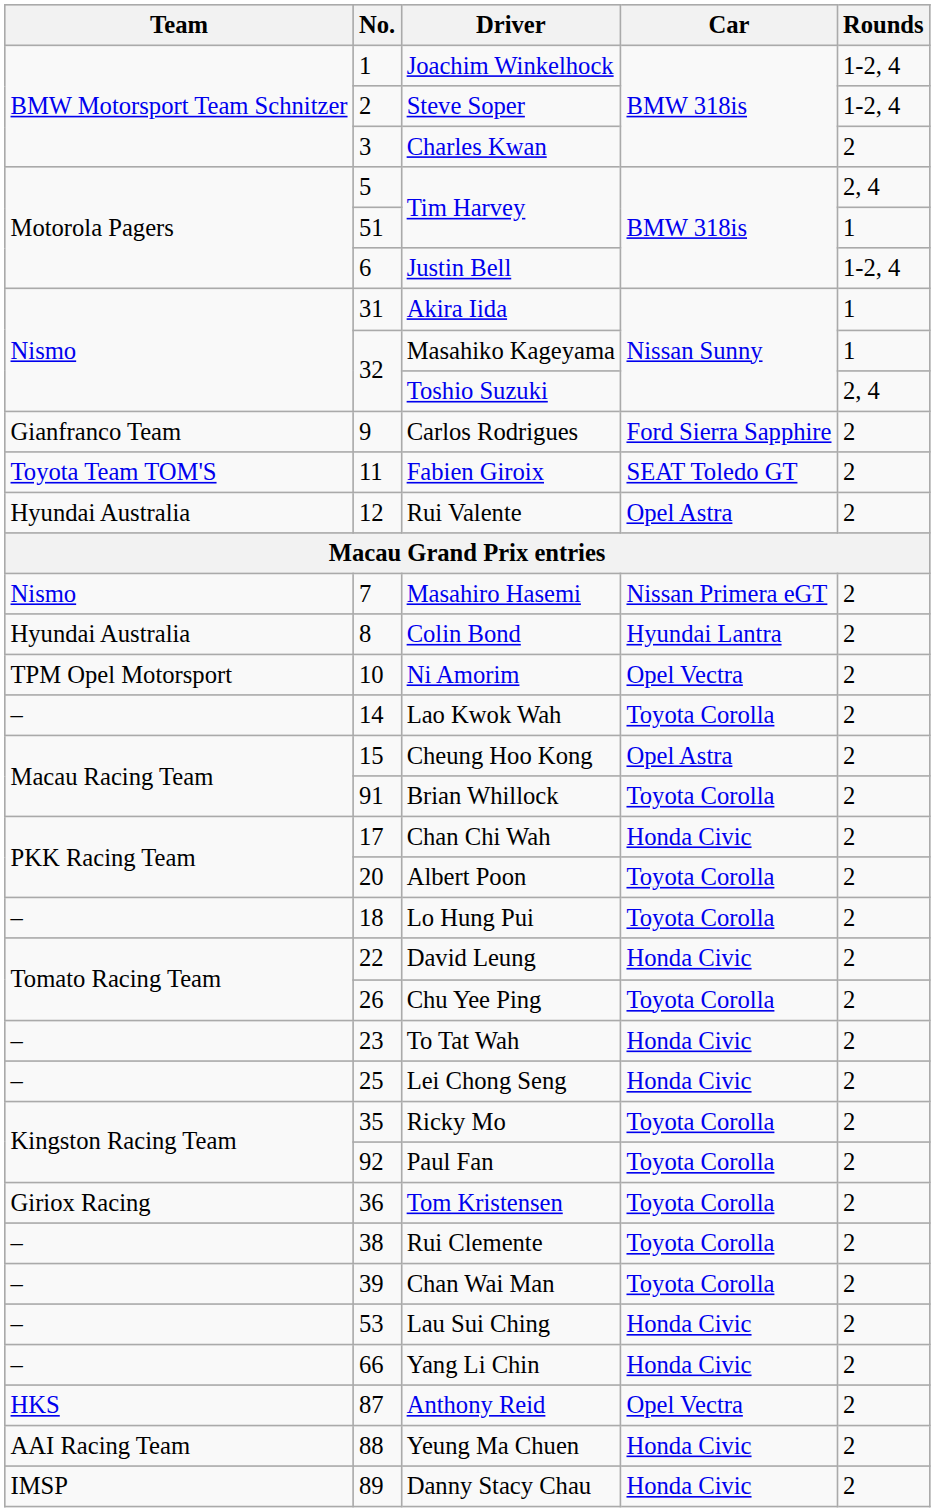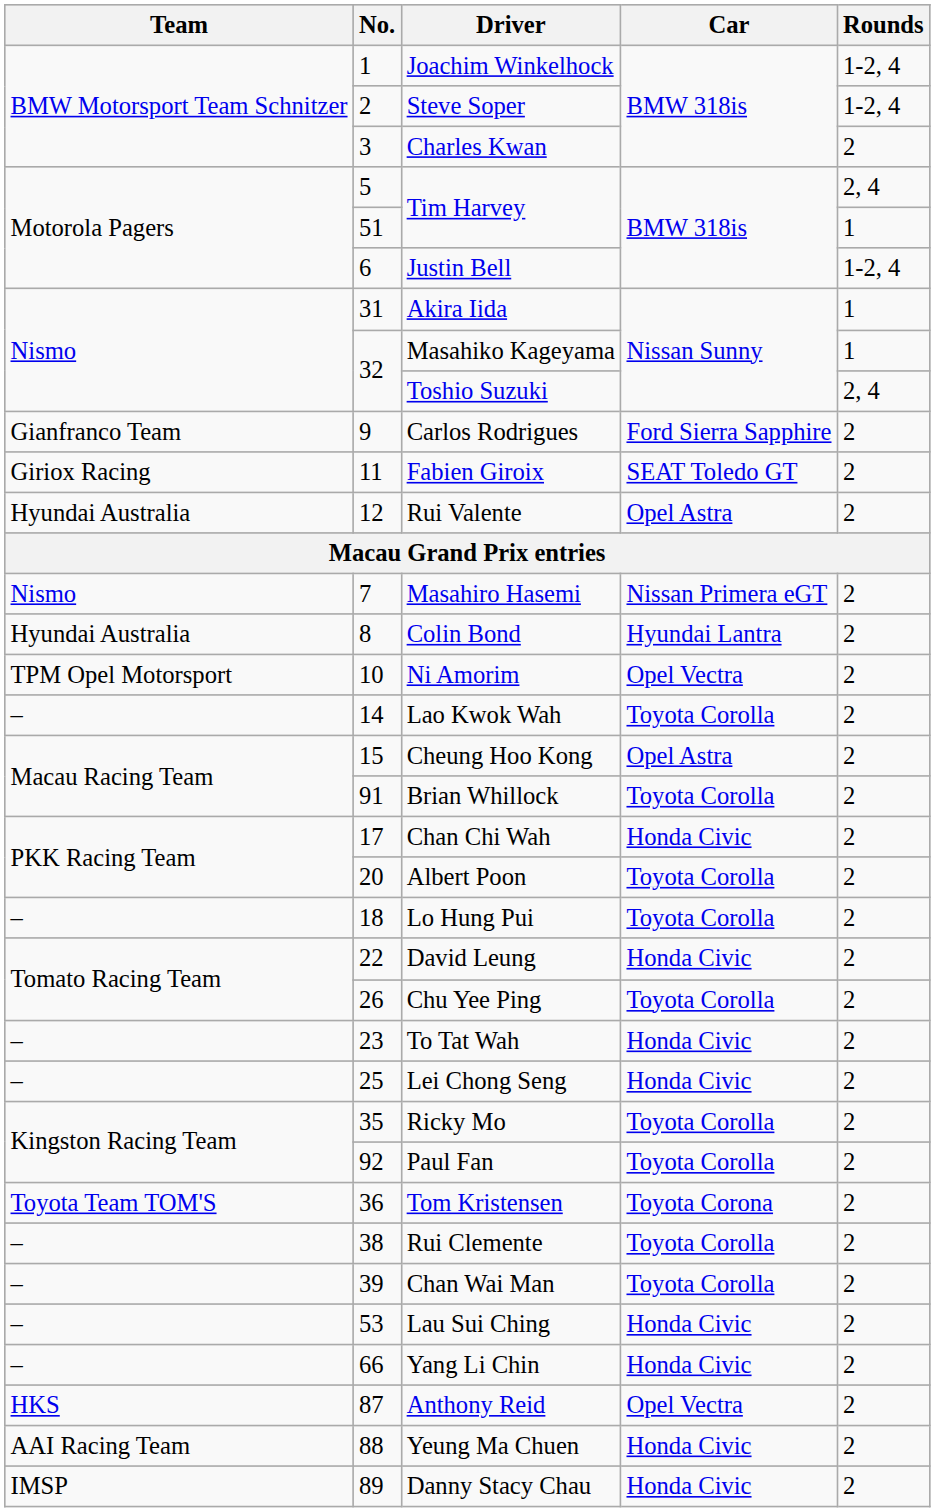(114, 471) Toyota Team TOM'S -> (81, 471) Giriox Racing
(81, 1202) Giriox Racing -> (114, 1202) Toyota Team TOM'S
(700, 1202) Toyota Corolla -> (700, 1202) Toyota Corona
